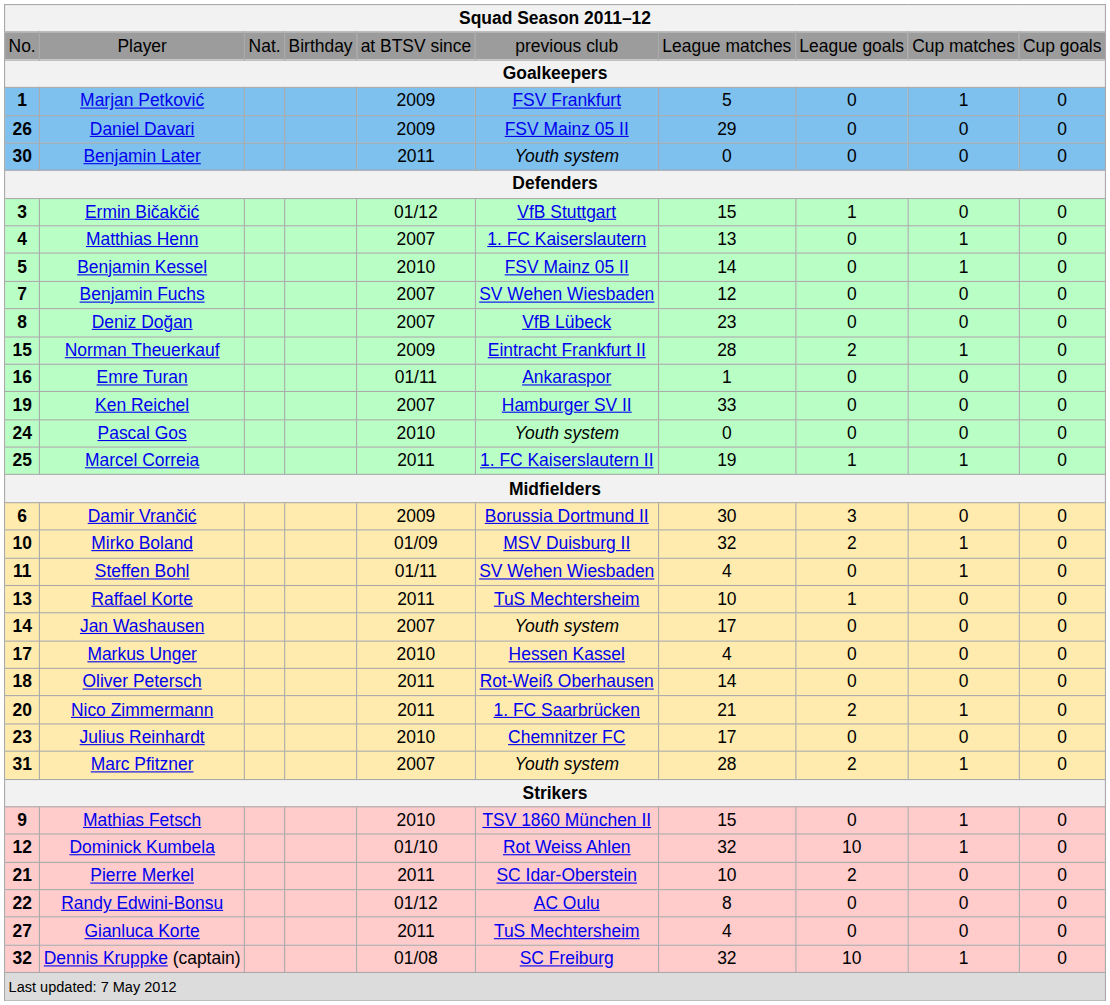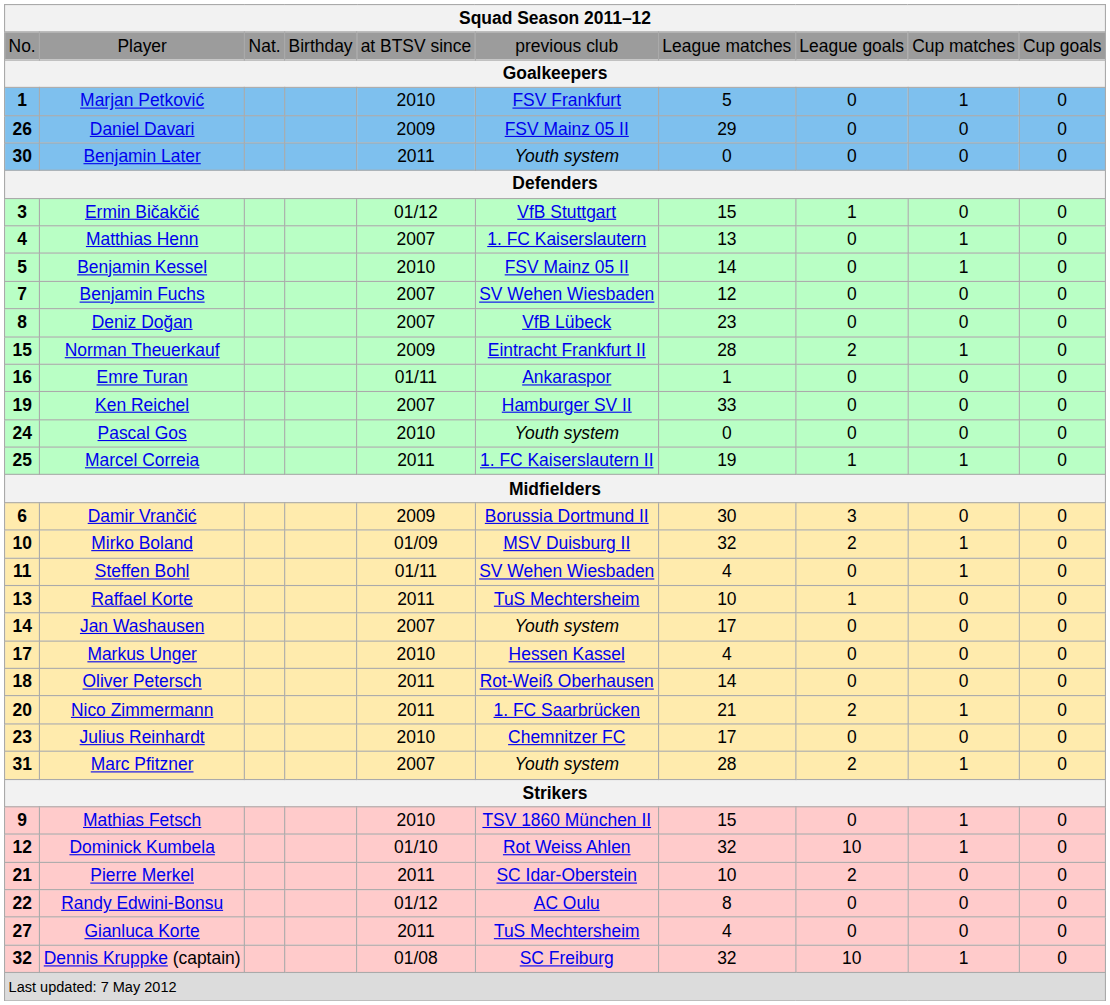(416, 101) 2009 -> (416, 101) 2010
